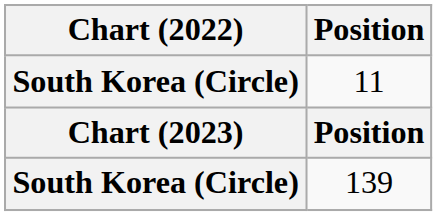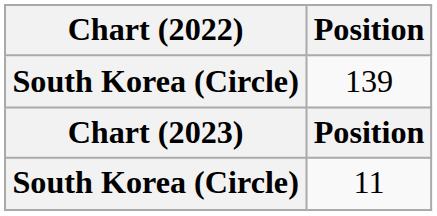rows swapped: (369, 81) <-> (369, 183)
